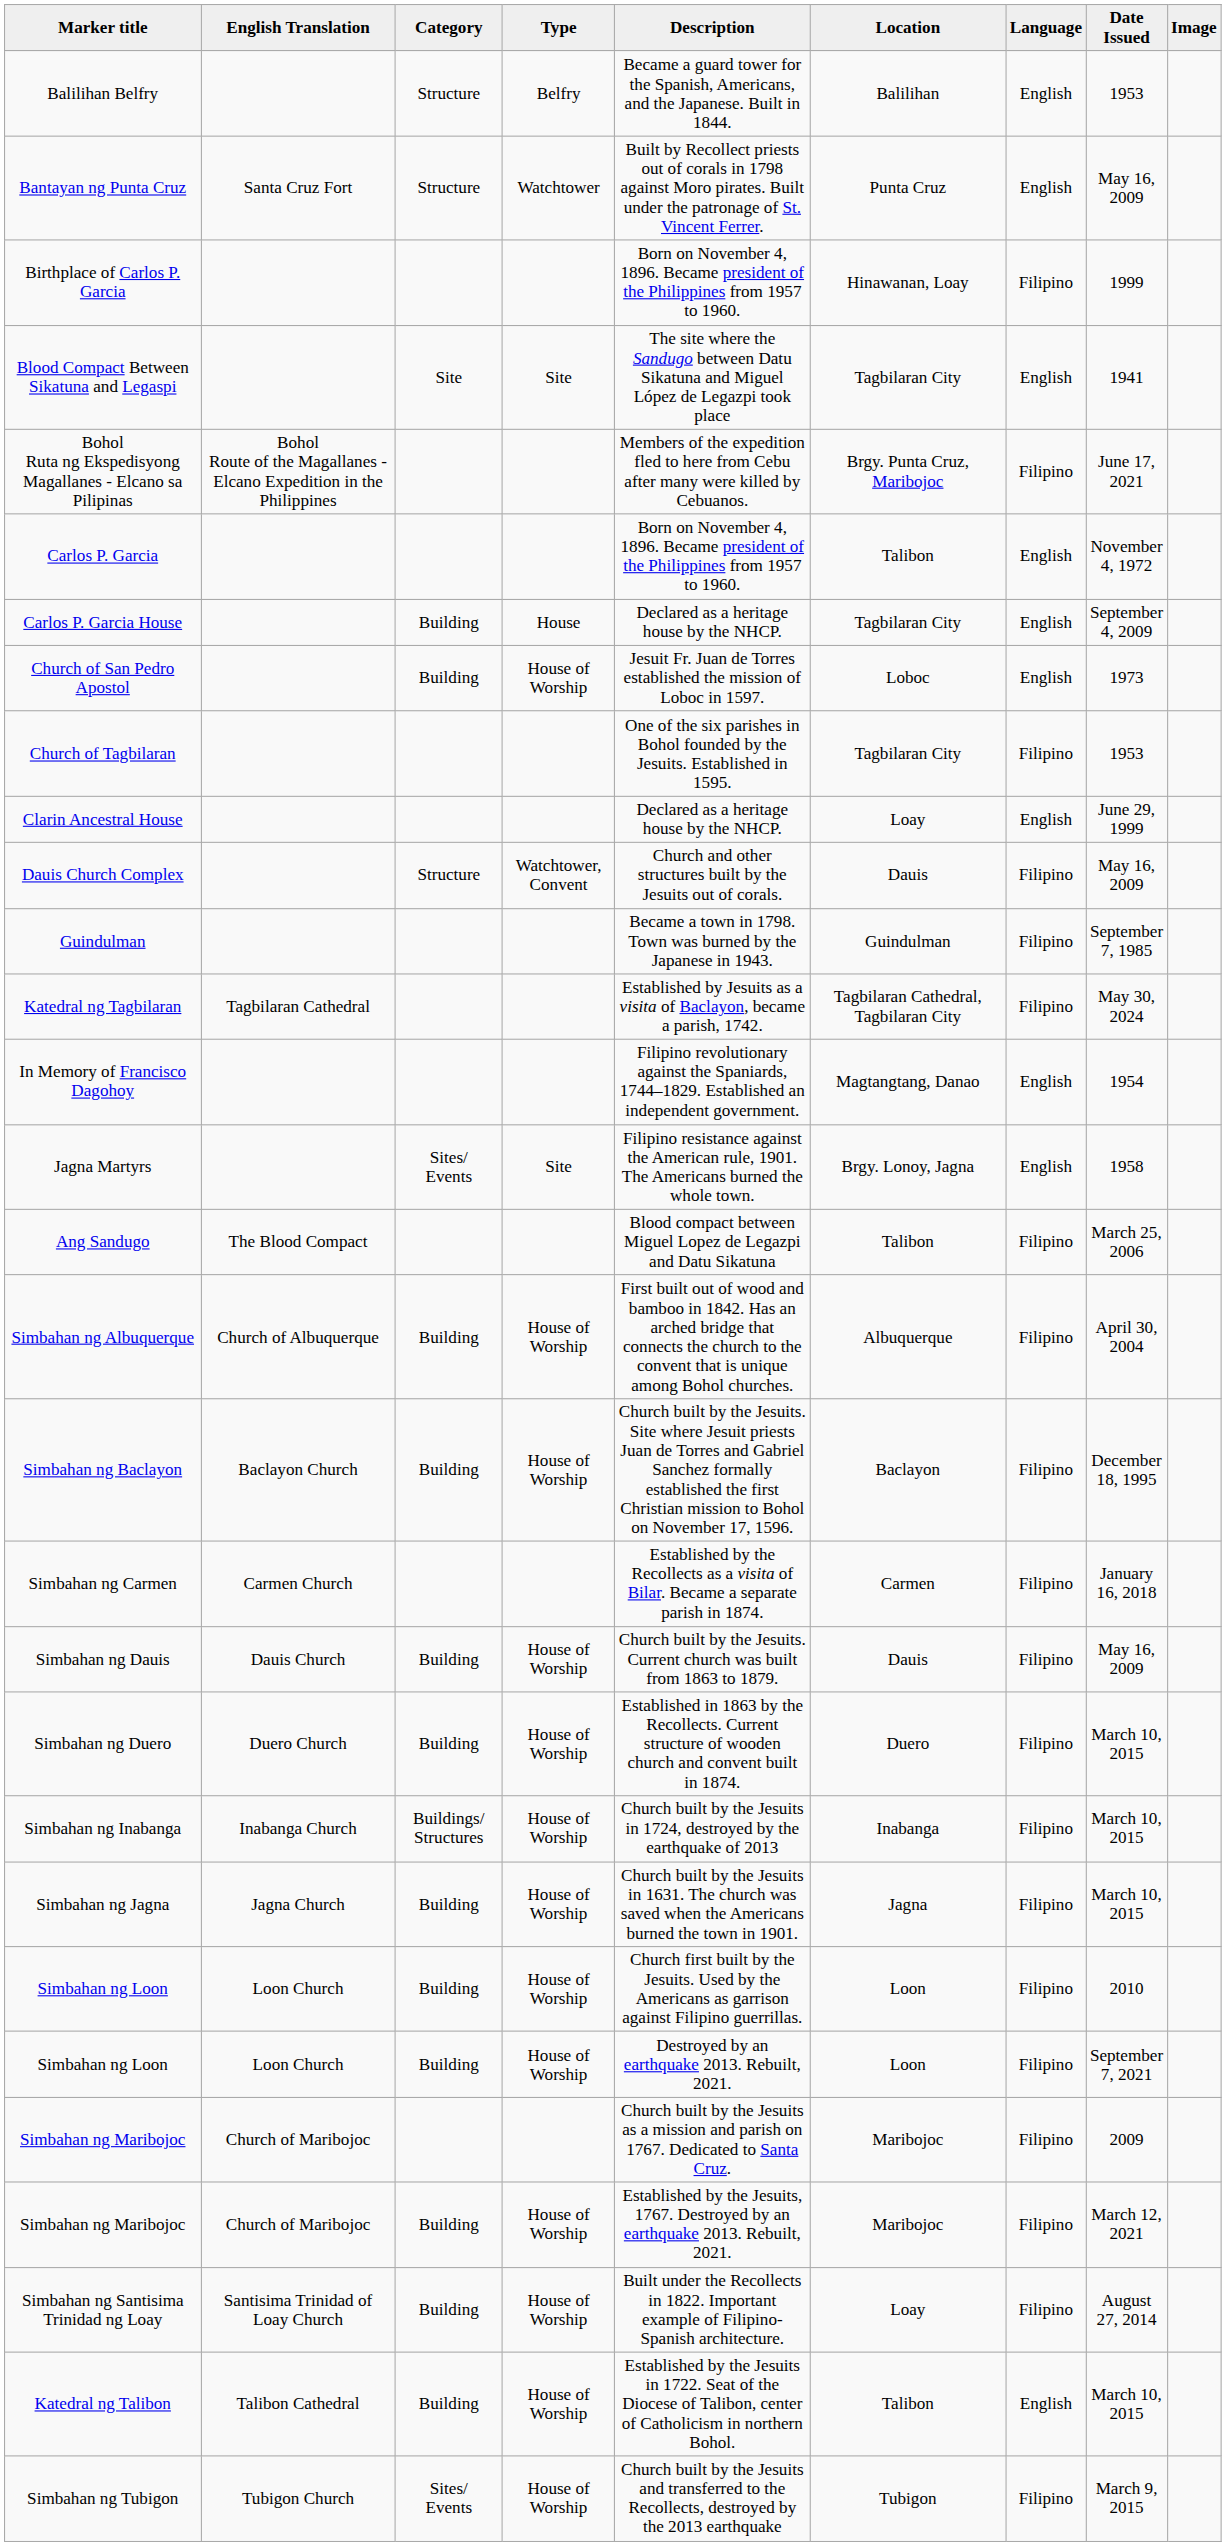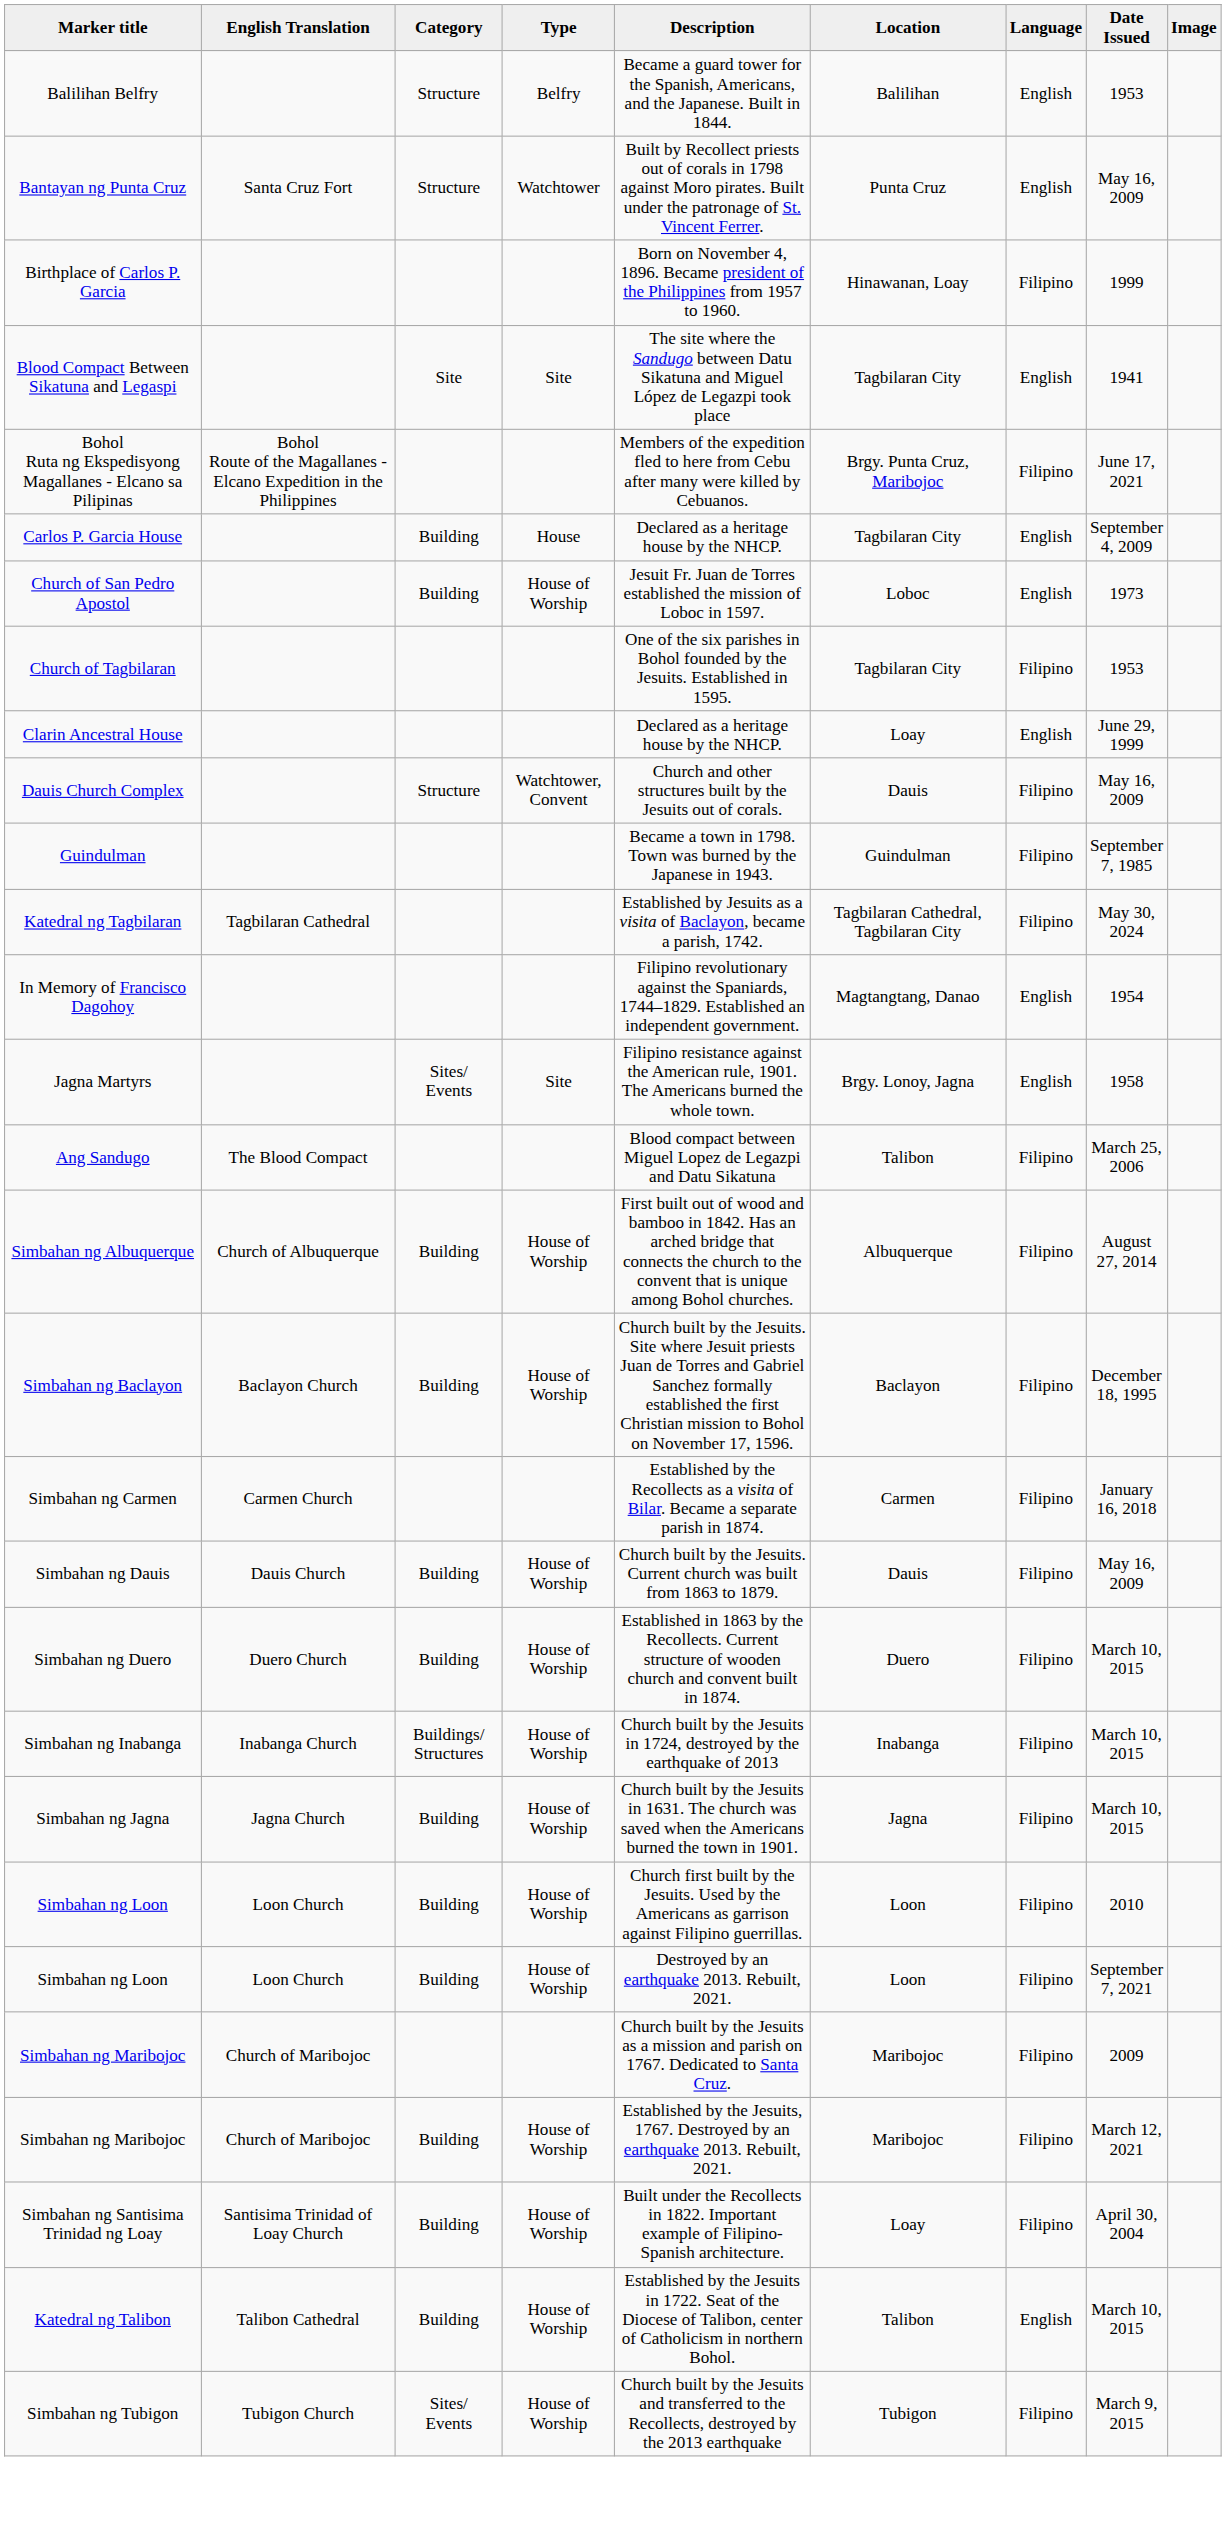- row: (103, 556)
(1127, 1336) April 30, 2004 -> (1127, 1251) August 27, 2014
(1127, 2309) August 27, 2014 -> (1127, 2224) April 30, 2004
